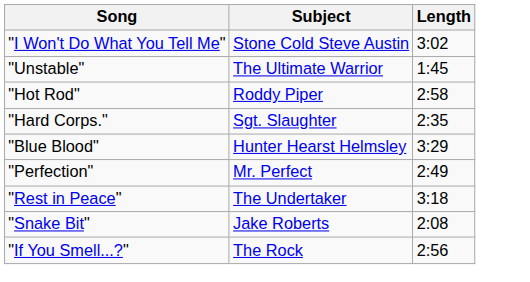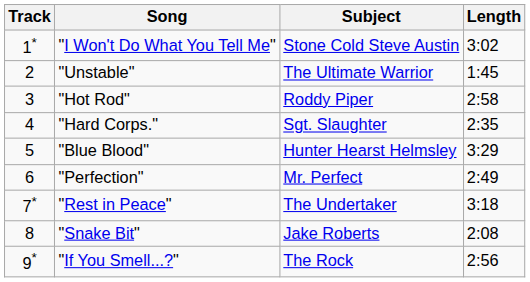+ column: (30, 17)
